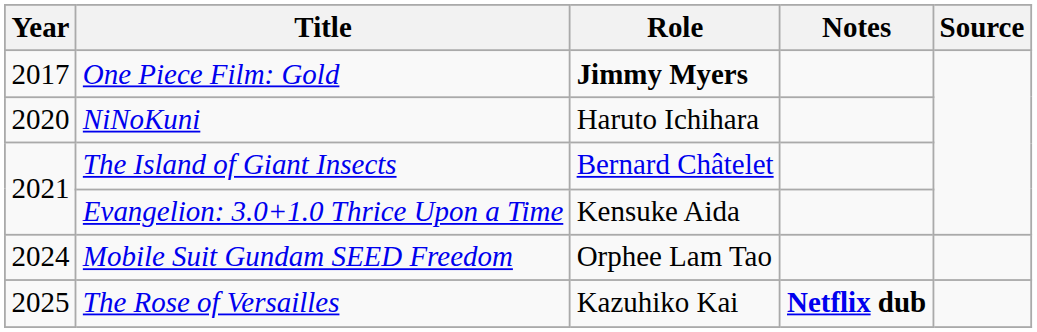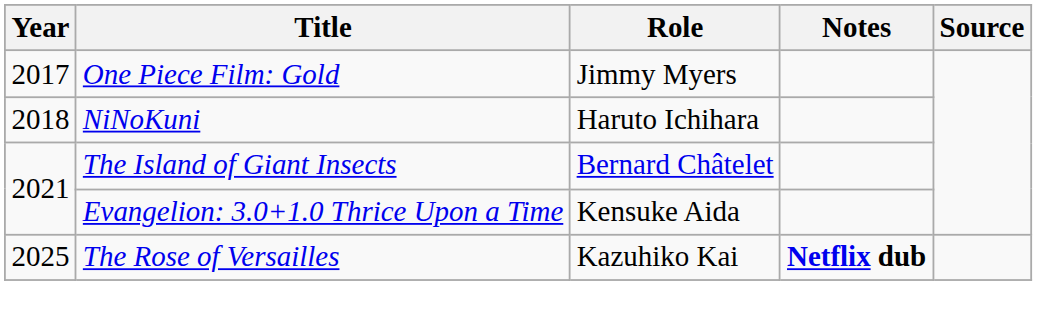(662, 73) bold -> (657, 73) normal
(41, 119) 2020 -> (41, 119) 2018
- row: (298, 257)
